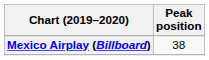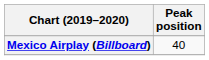(179, 45) 38 -> (179, 45) 40
